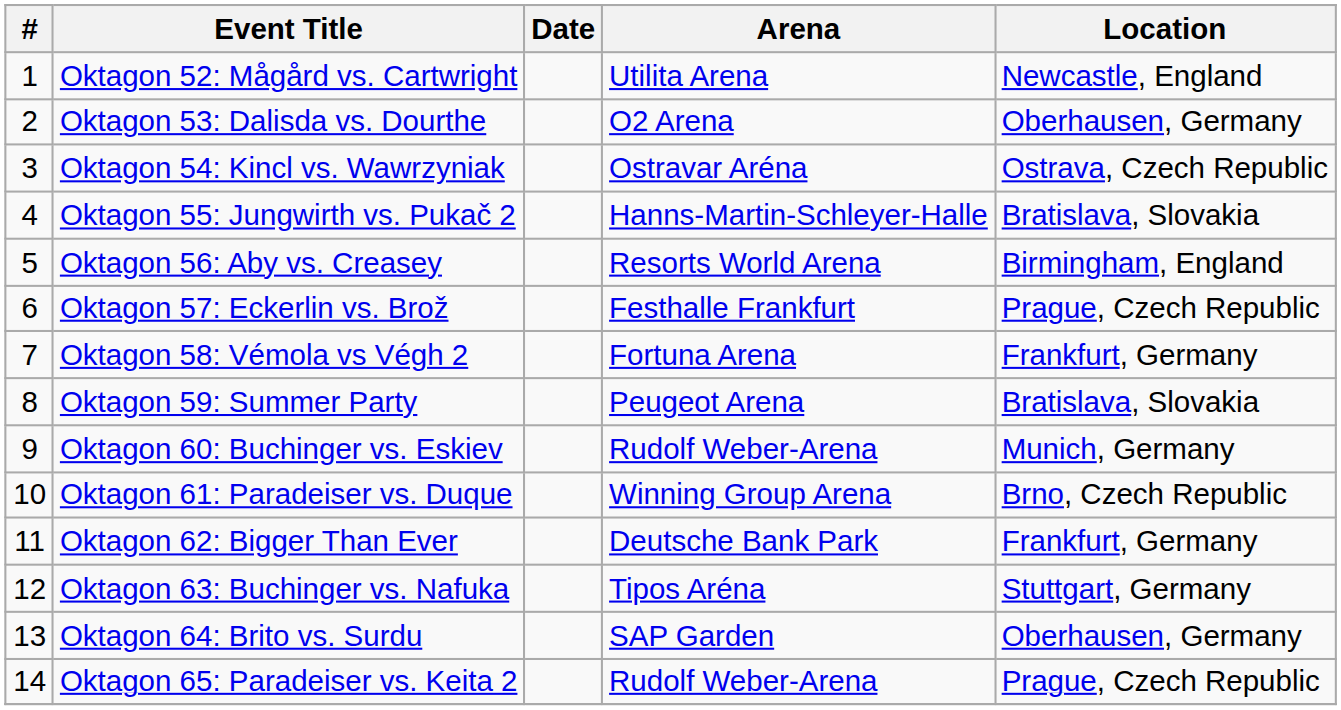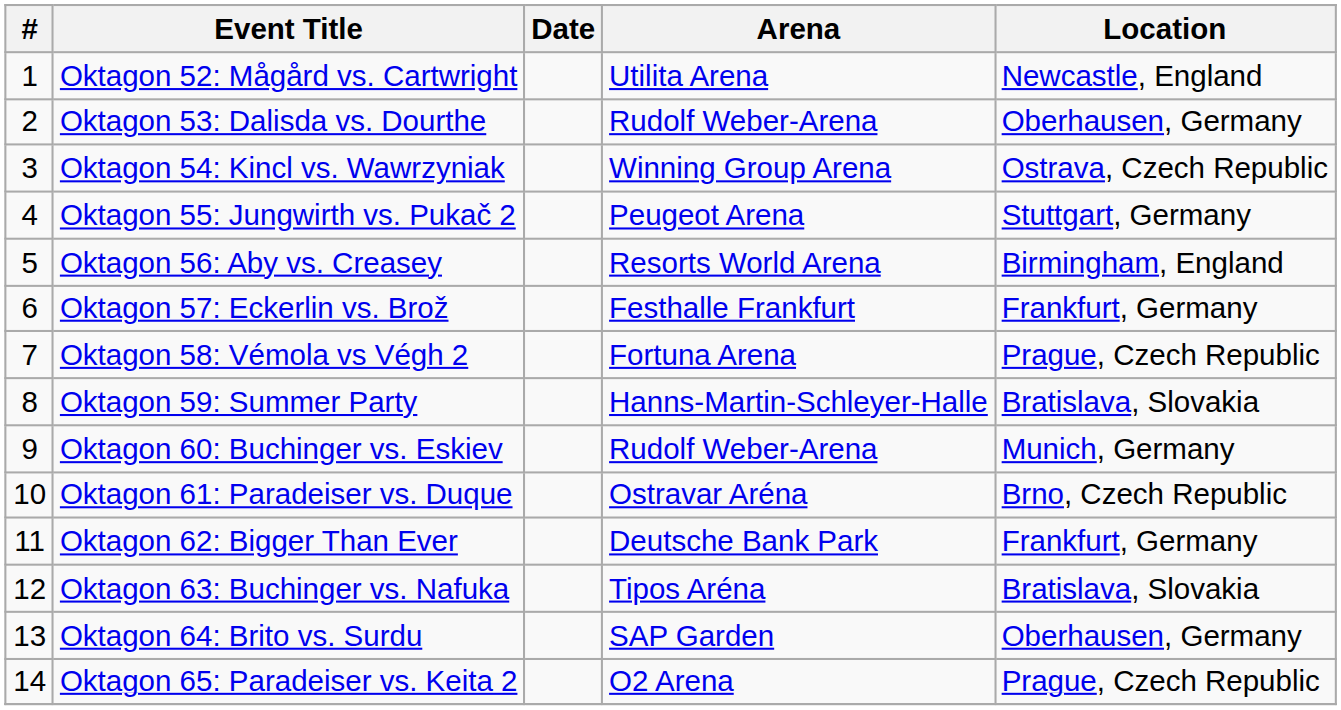(671, 122) O2 Arena -> (743, 122) Rudolf Weber-Arena
(708, 169) Ostravar Aréna -> (750, 169) Winning Group Arena
(798, 215) Hanns-Martin-Schleyer-Halle -> (707, 215) Peugeot Arena
(1130, 215) Bratislava, Slovakia -> (1126, 215) Stuttgart, Germany
(1161, 309) Prague, Czech Republic -> (1130, 309) Frankfurt, Germany
(1130, 355) Frankfurt, Germany -> (1161, 355) Prague, Czech Republic
(707, 402) Peugeot Arena -> (798, 402) Hanns-Martin-Schleyer-Halle
(750, 495) Winning Group Arena -> (708, 495) Ostravar Aréna
(1126, 588) Stuttgart, Germany -> (1130, 588) Bratislava, Slovakia
(743, 682) Rudolf Weber-Arena -> (671, 682) O2 Arena
